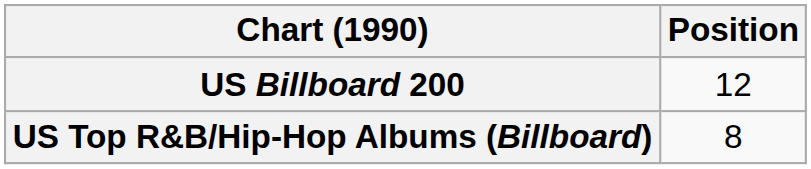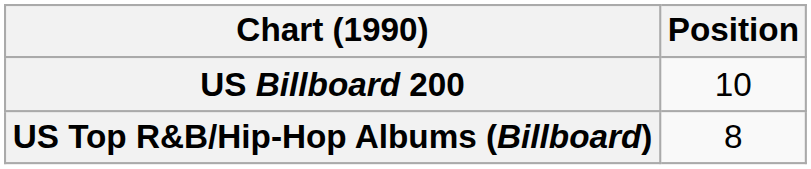(733, 83) 12 -> (733, 83) 10
